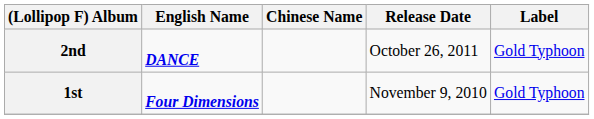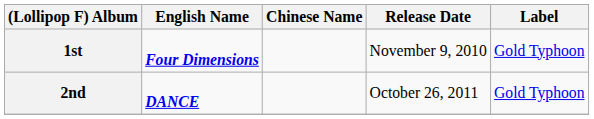rows swapped: (73, 93) <-> (73, 50)
